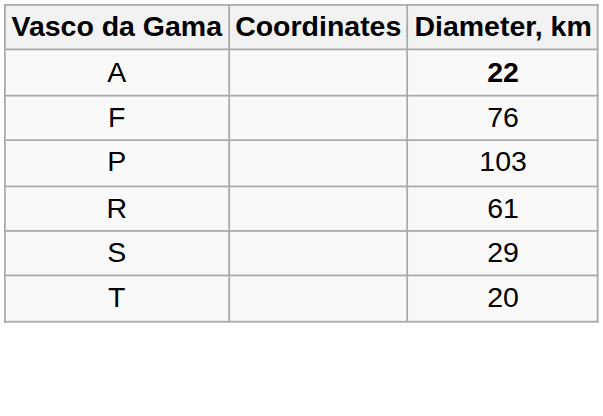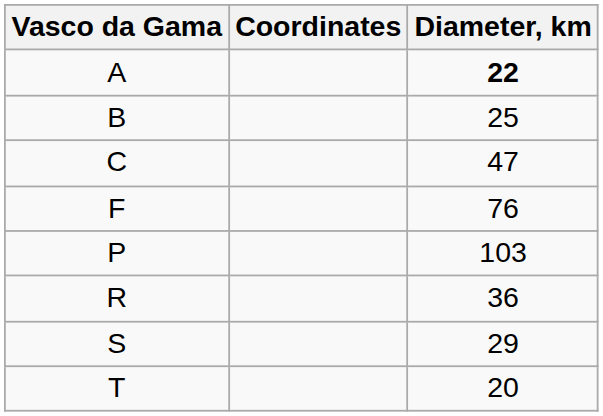+ row: (117, 117)
+ row: (117, 162)
(503, 207) 61 -> (503, 298) 36
